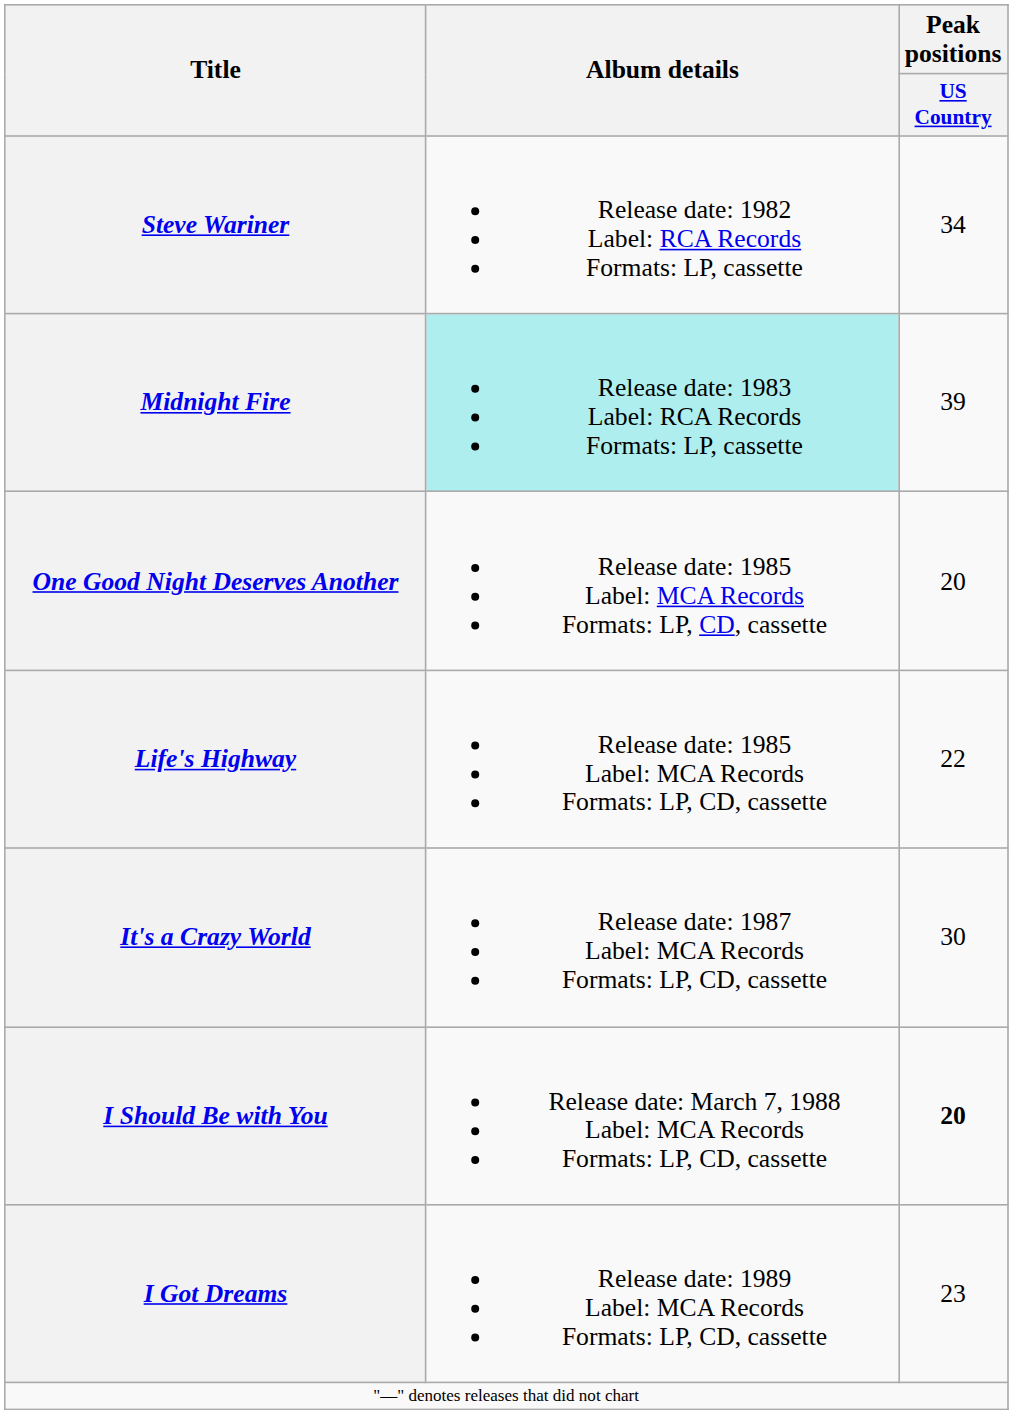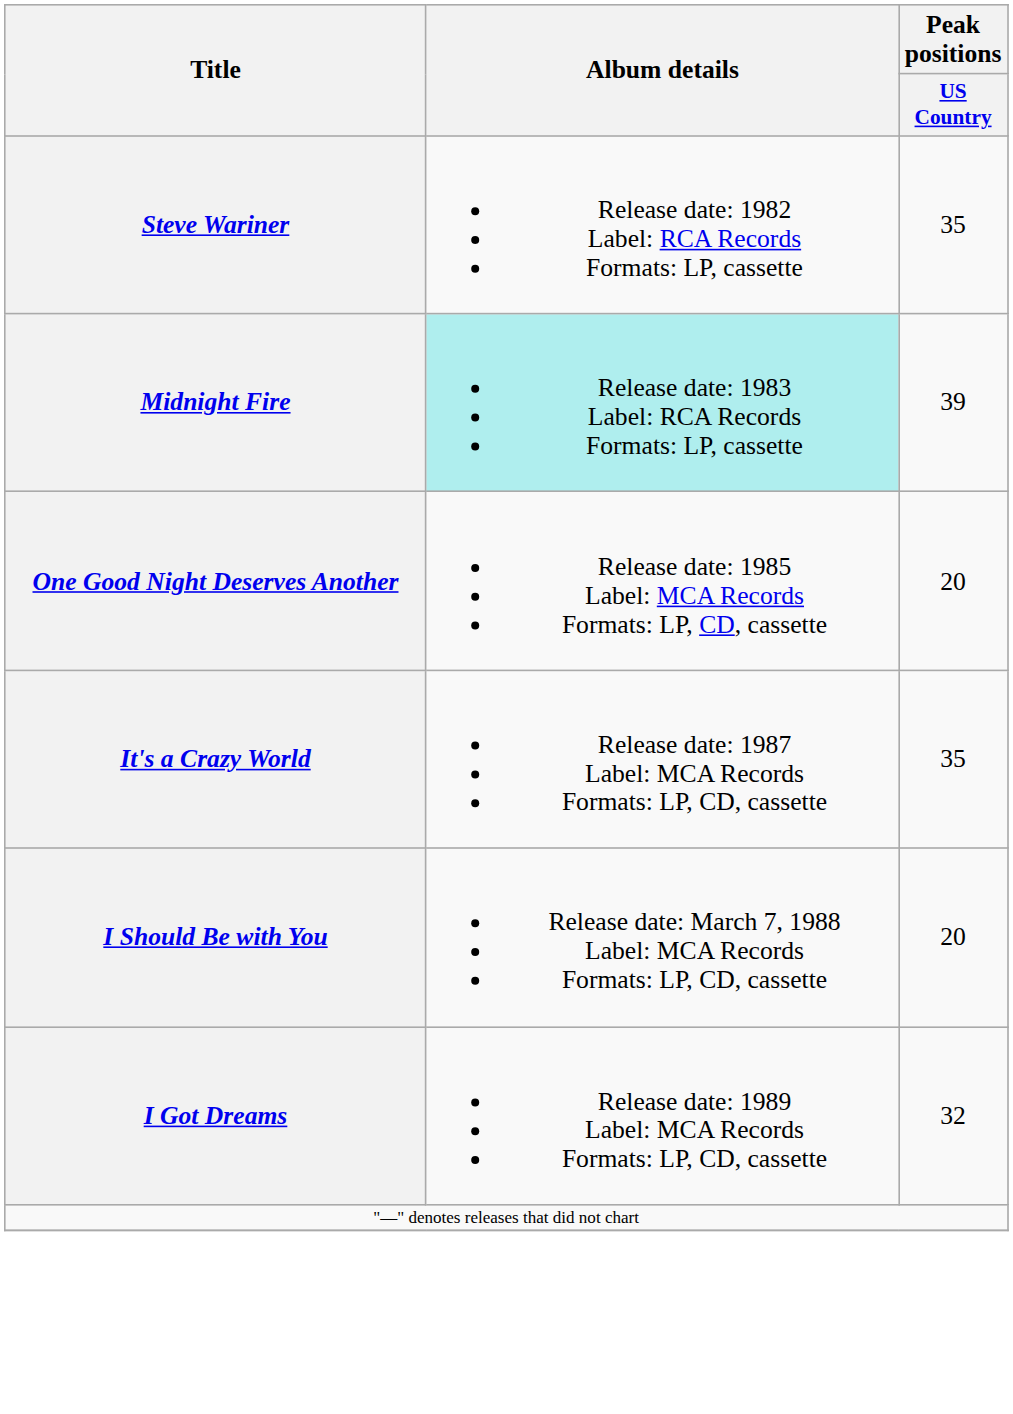(953, 224) 34 -> (953, 224) 35
- row: (215, 758)
(953, 937) 30 -> (953, 758) 35
(953, 1115) bold -> (953, 937) normal
(953, 1293) 23 -> (953, 1115) 32
